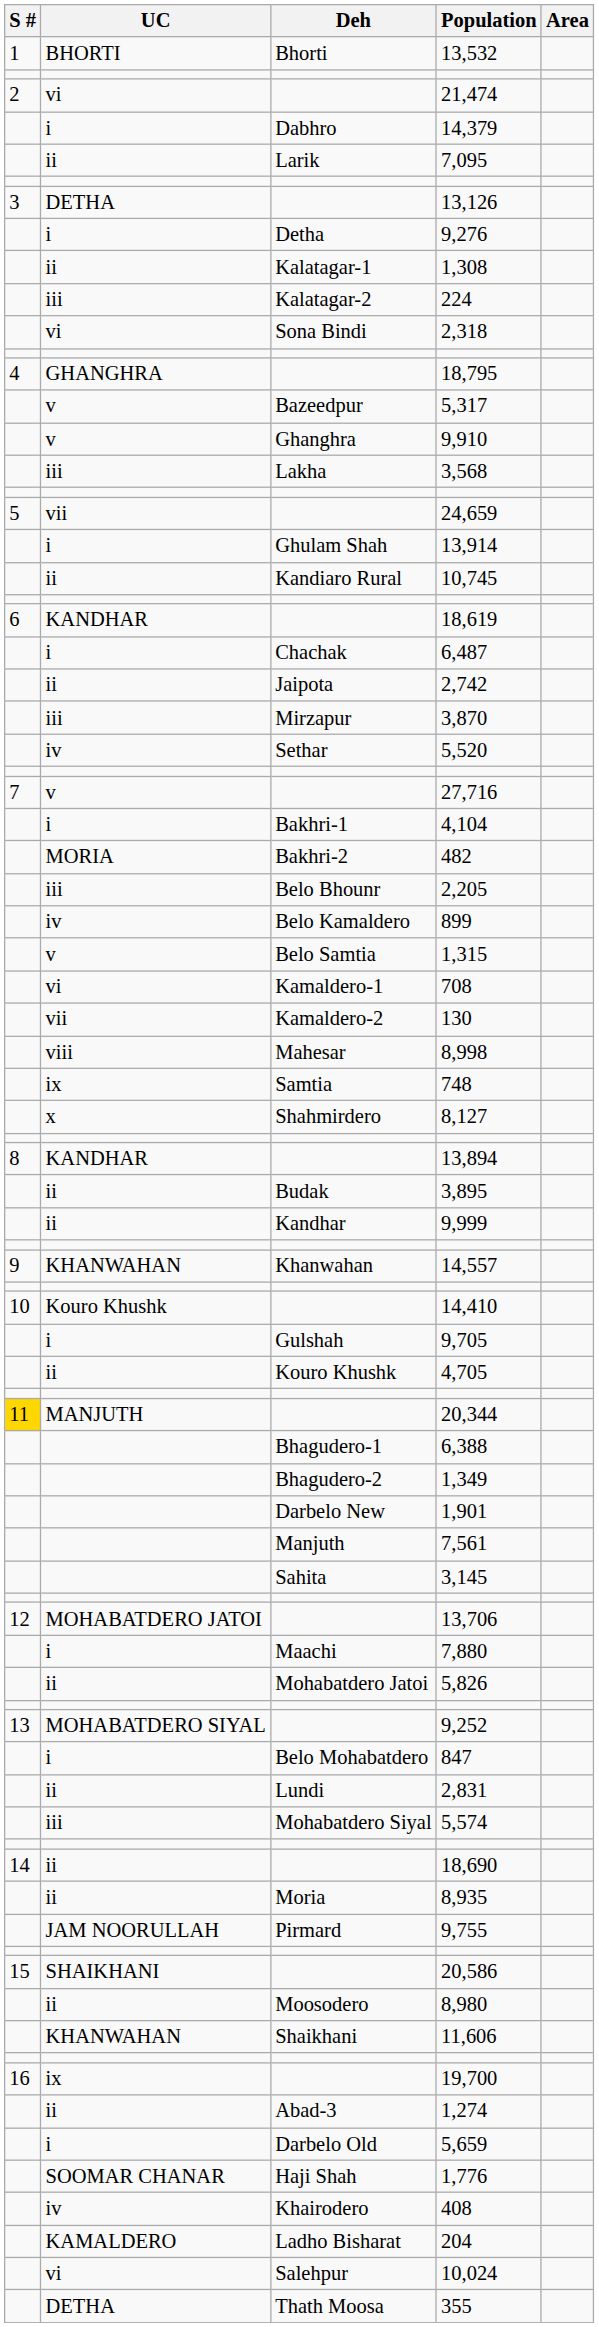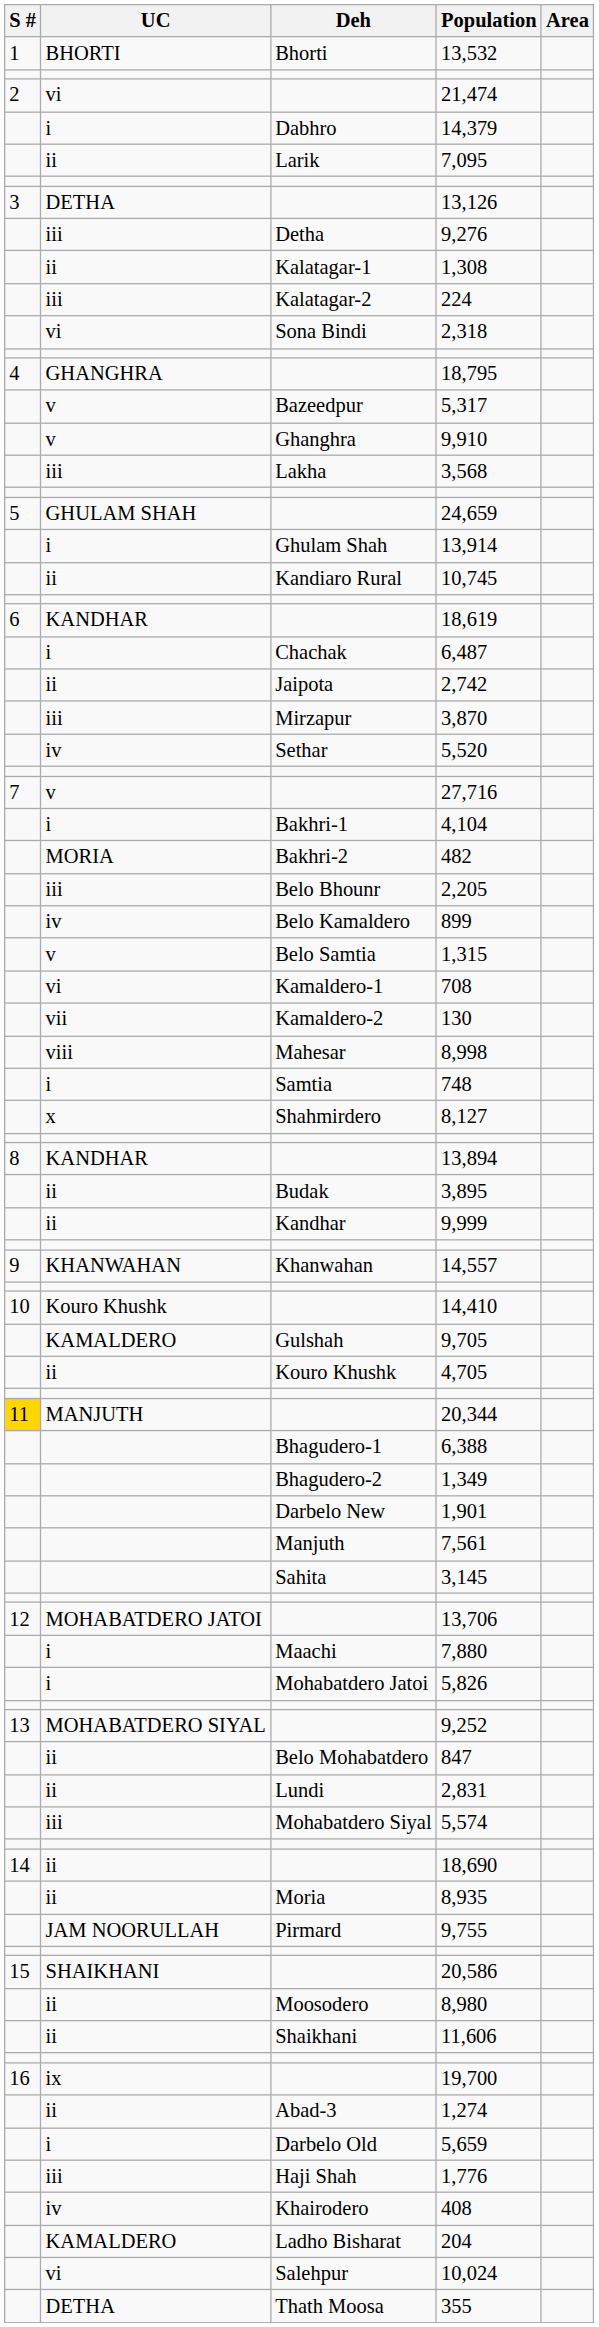(48, 234) i -> (54, 234) iii
(56, 513) vii -> (121, 513) GHULAM SHAH
(54, 1084) ix -> (48, 1084) i
(48, 1339) i -> (111, 1339) KAMALDERO
(51, 1683) ii -> (48, 1683) i
(48, 1758) i -> (51, 1758) ii
(113, 2036) KHANWAHAN -> (51, 2036) ii
(135, 2176) SOOMAR CHANAR -> (54, 2176) iii
